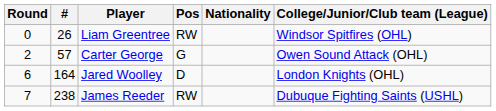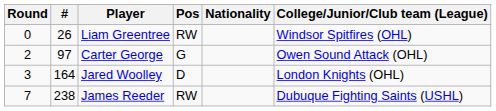(64, 55) 57 -> (64, 55) 97
(28, 75) 6 -> (28, 75) 3
